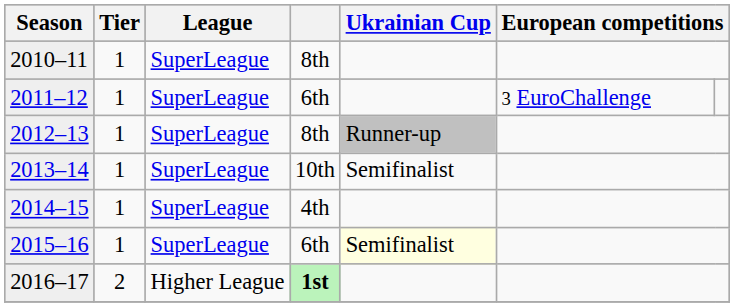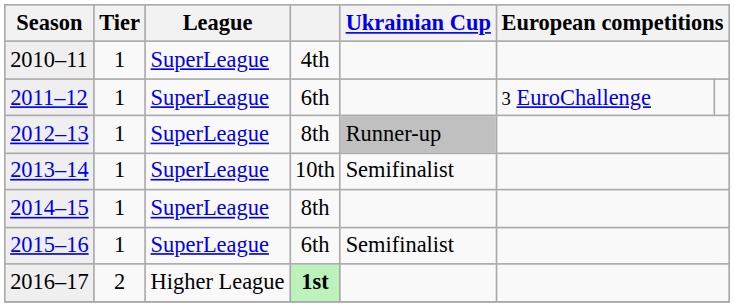(315, 59) 8th -> (315, 59) 4th
(315, 207) 4th -> (315, 207) 8th
(400, 244) lightyellow background -> (400, 244) no background
